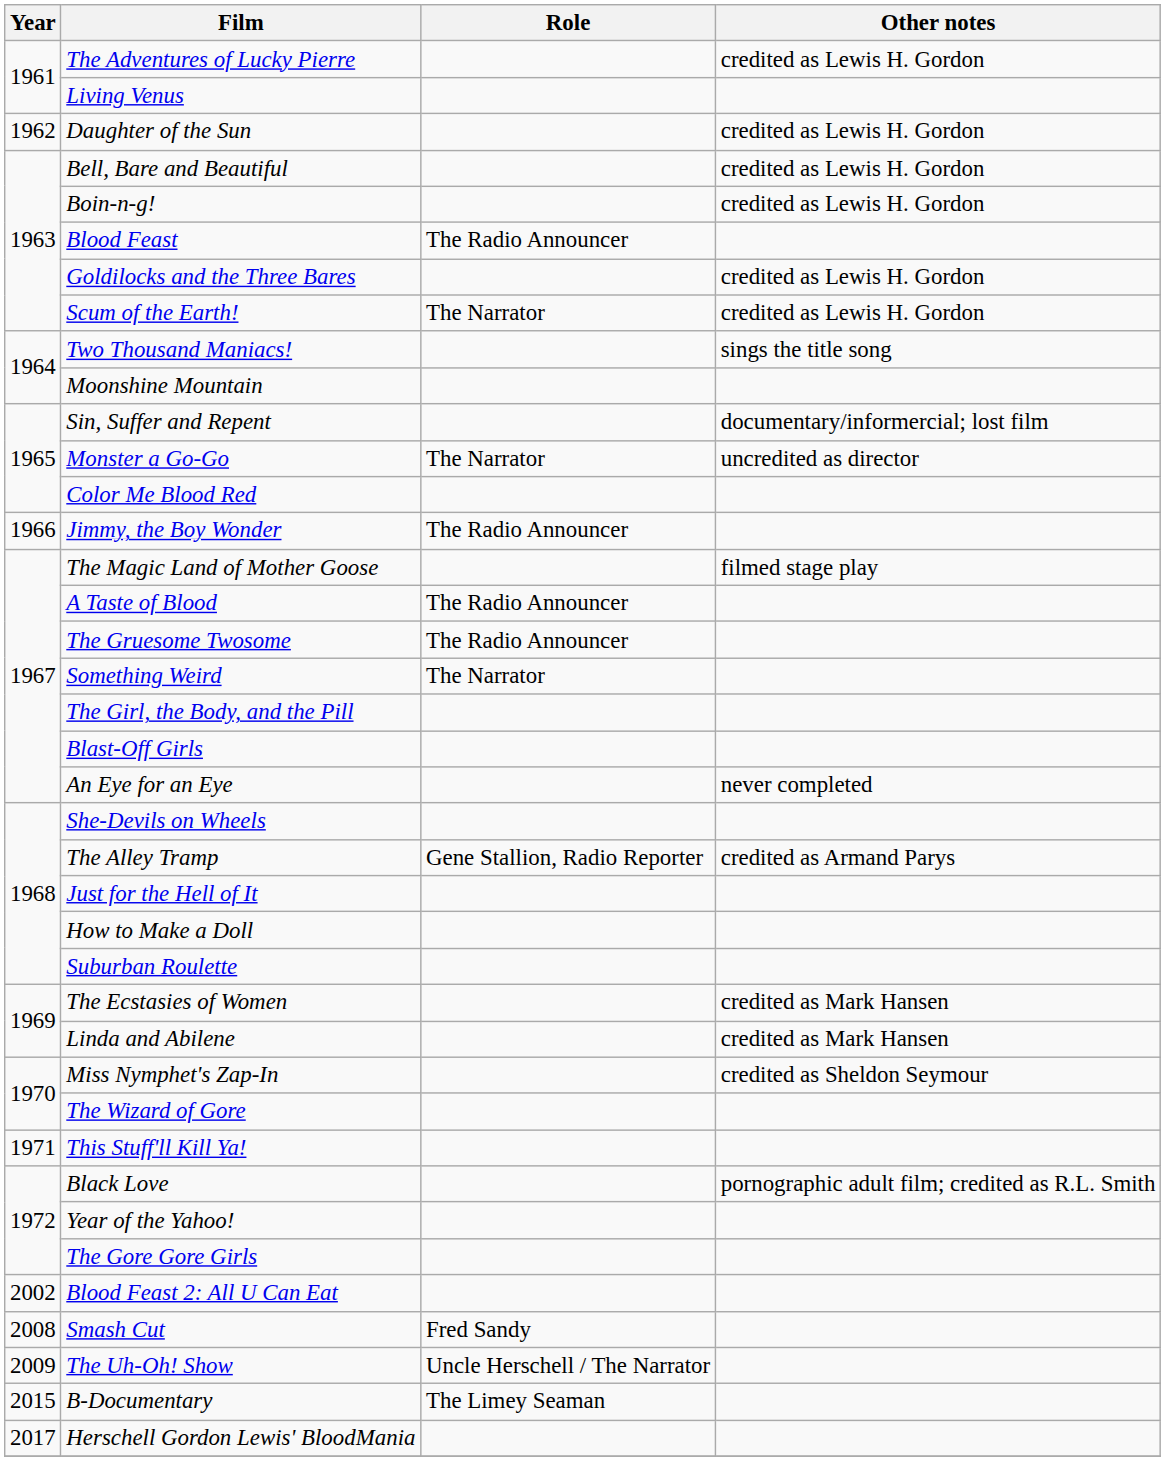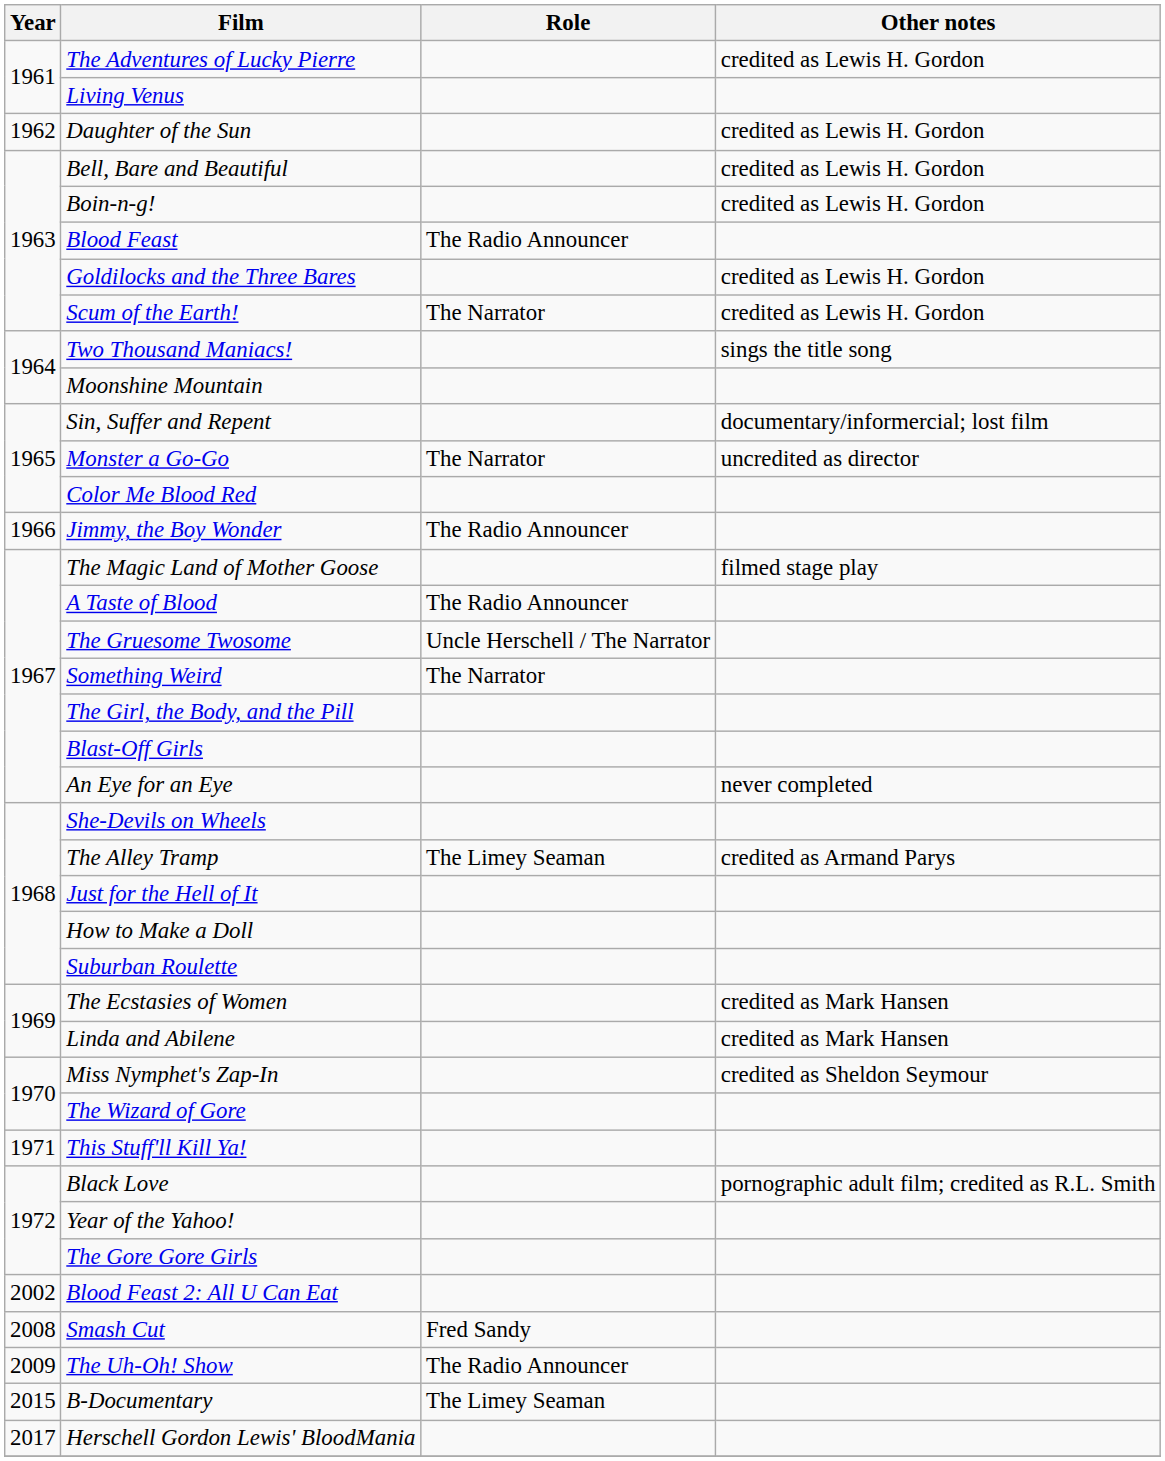(527, 639) The Radio Announcer -> (568, 639) Uncle Herschell / The Narrator
(565, 857) Gene Stallion, Radio Reporter -> (516, 857) The Limey Seaman
(568, 1365) Uncle Herschell / The Narrator -> (527, 1365) The Radio Announcer
